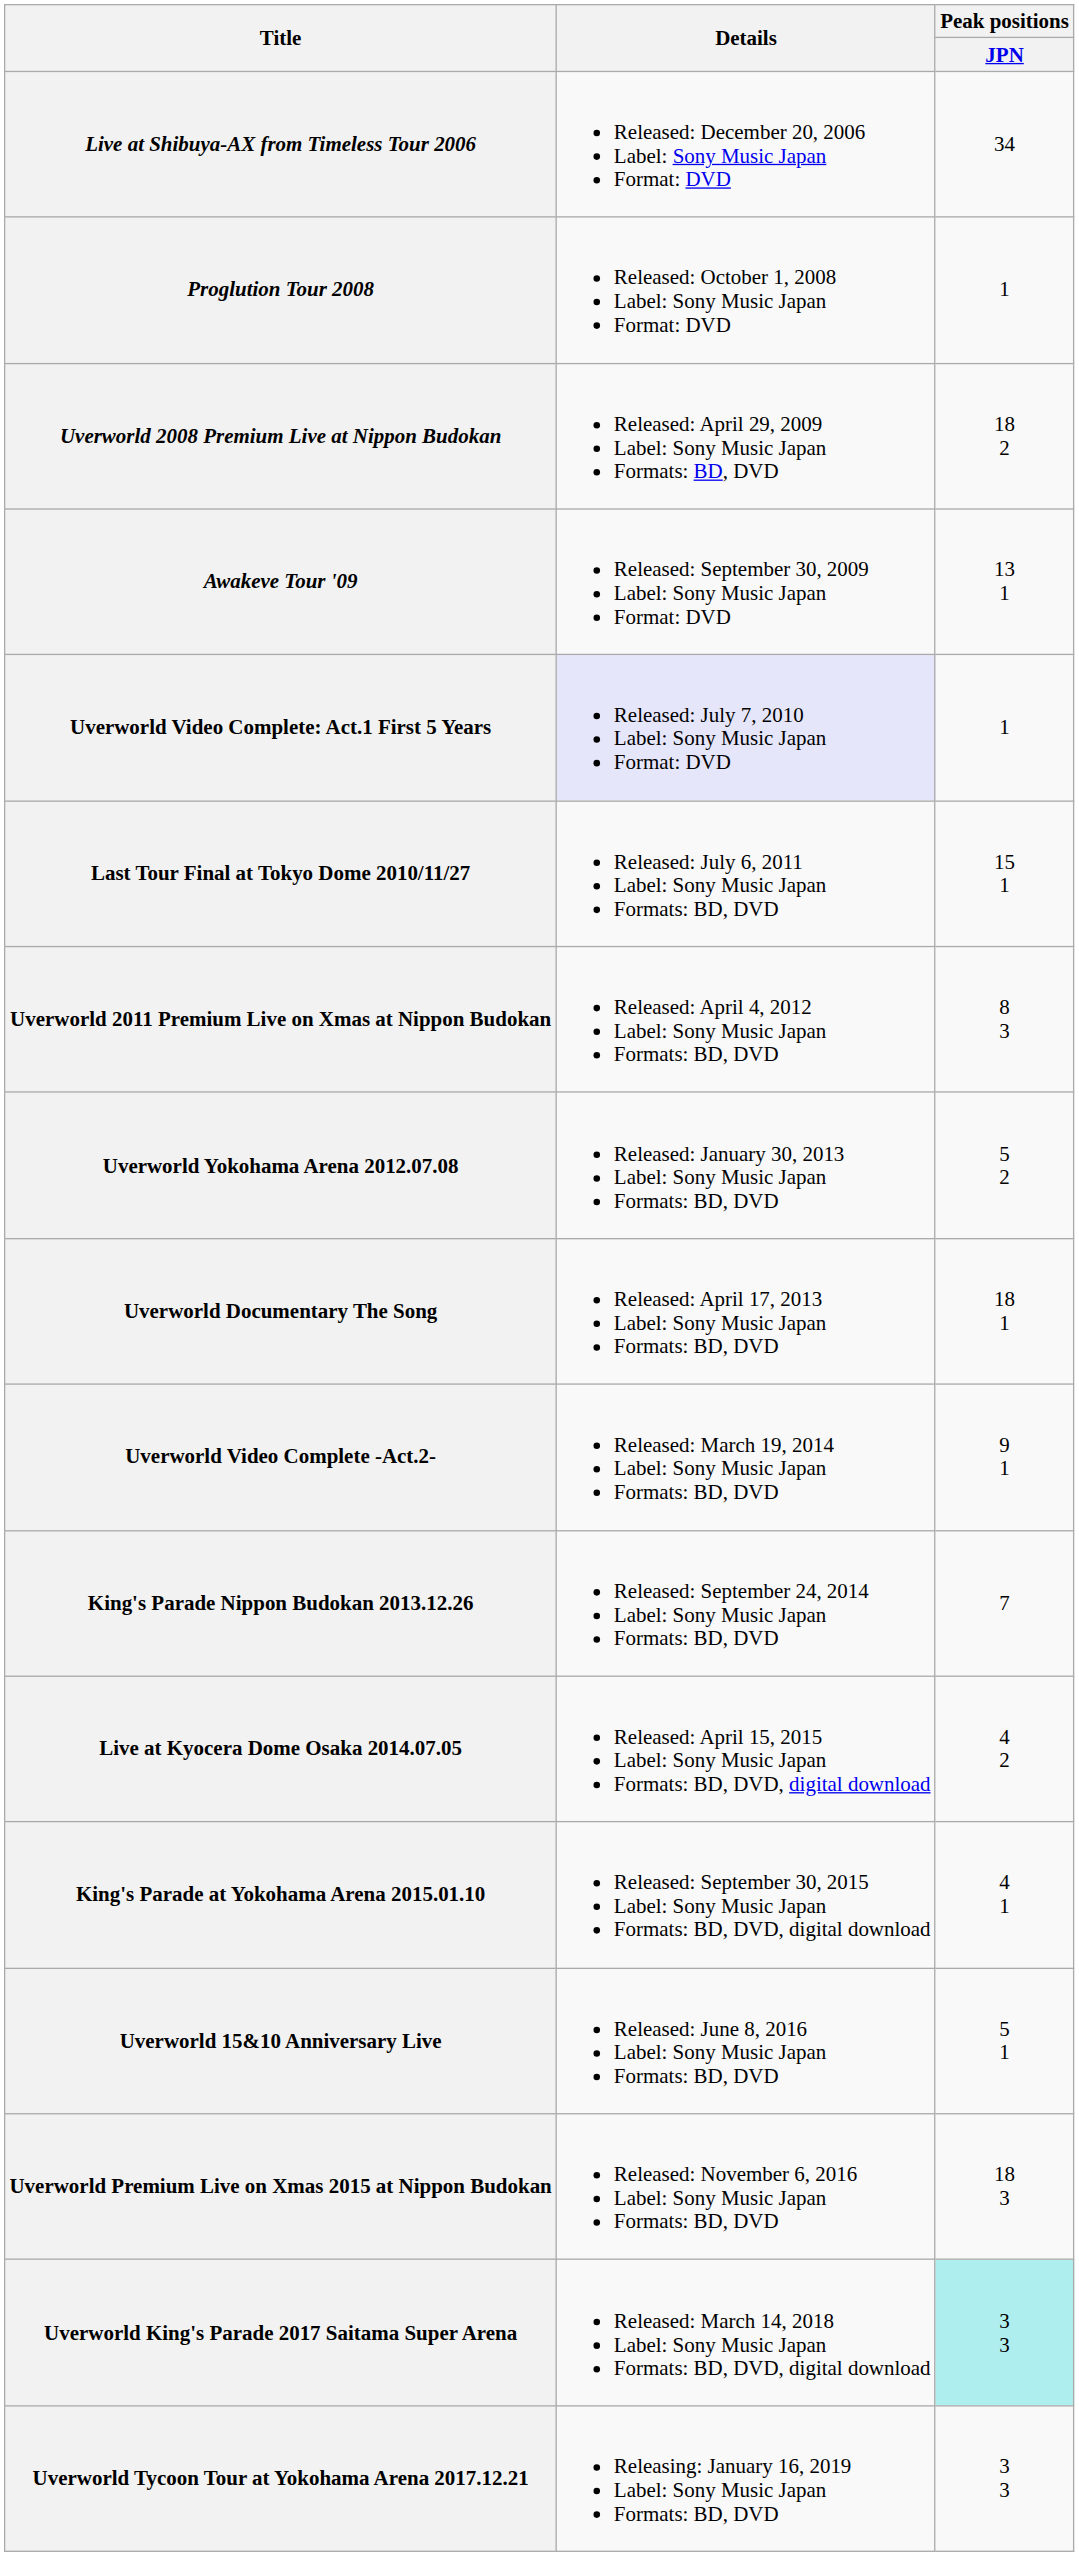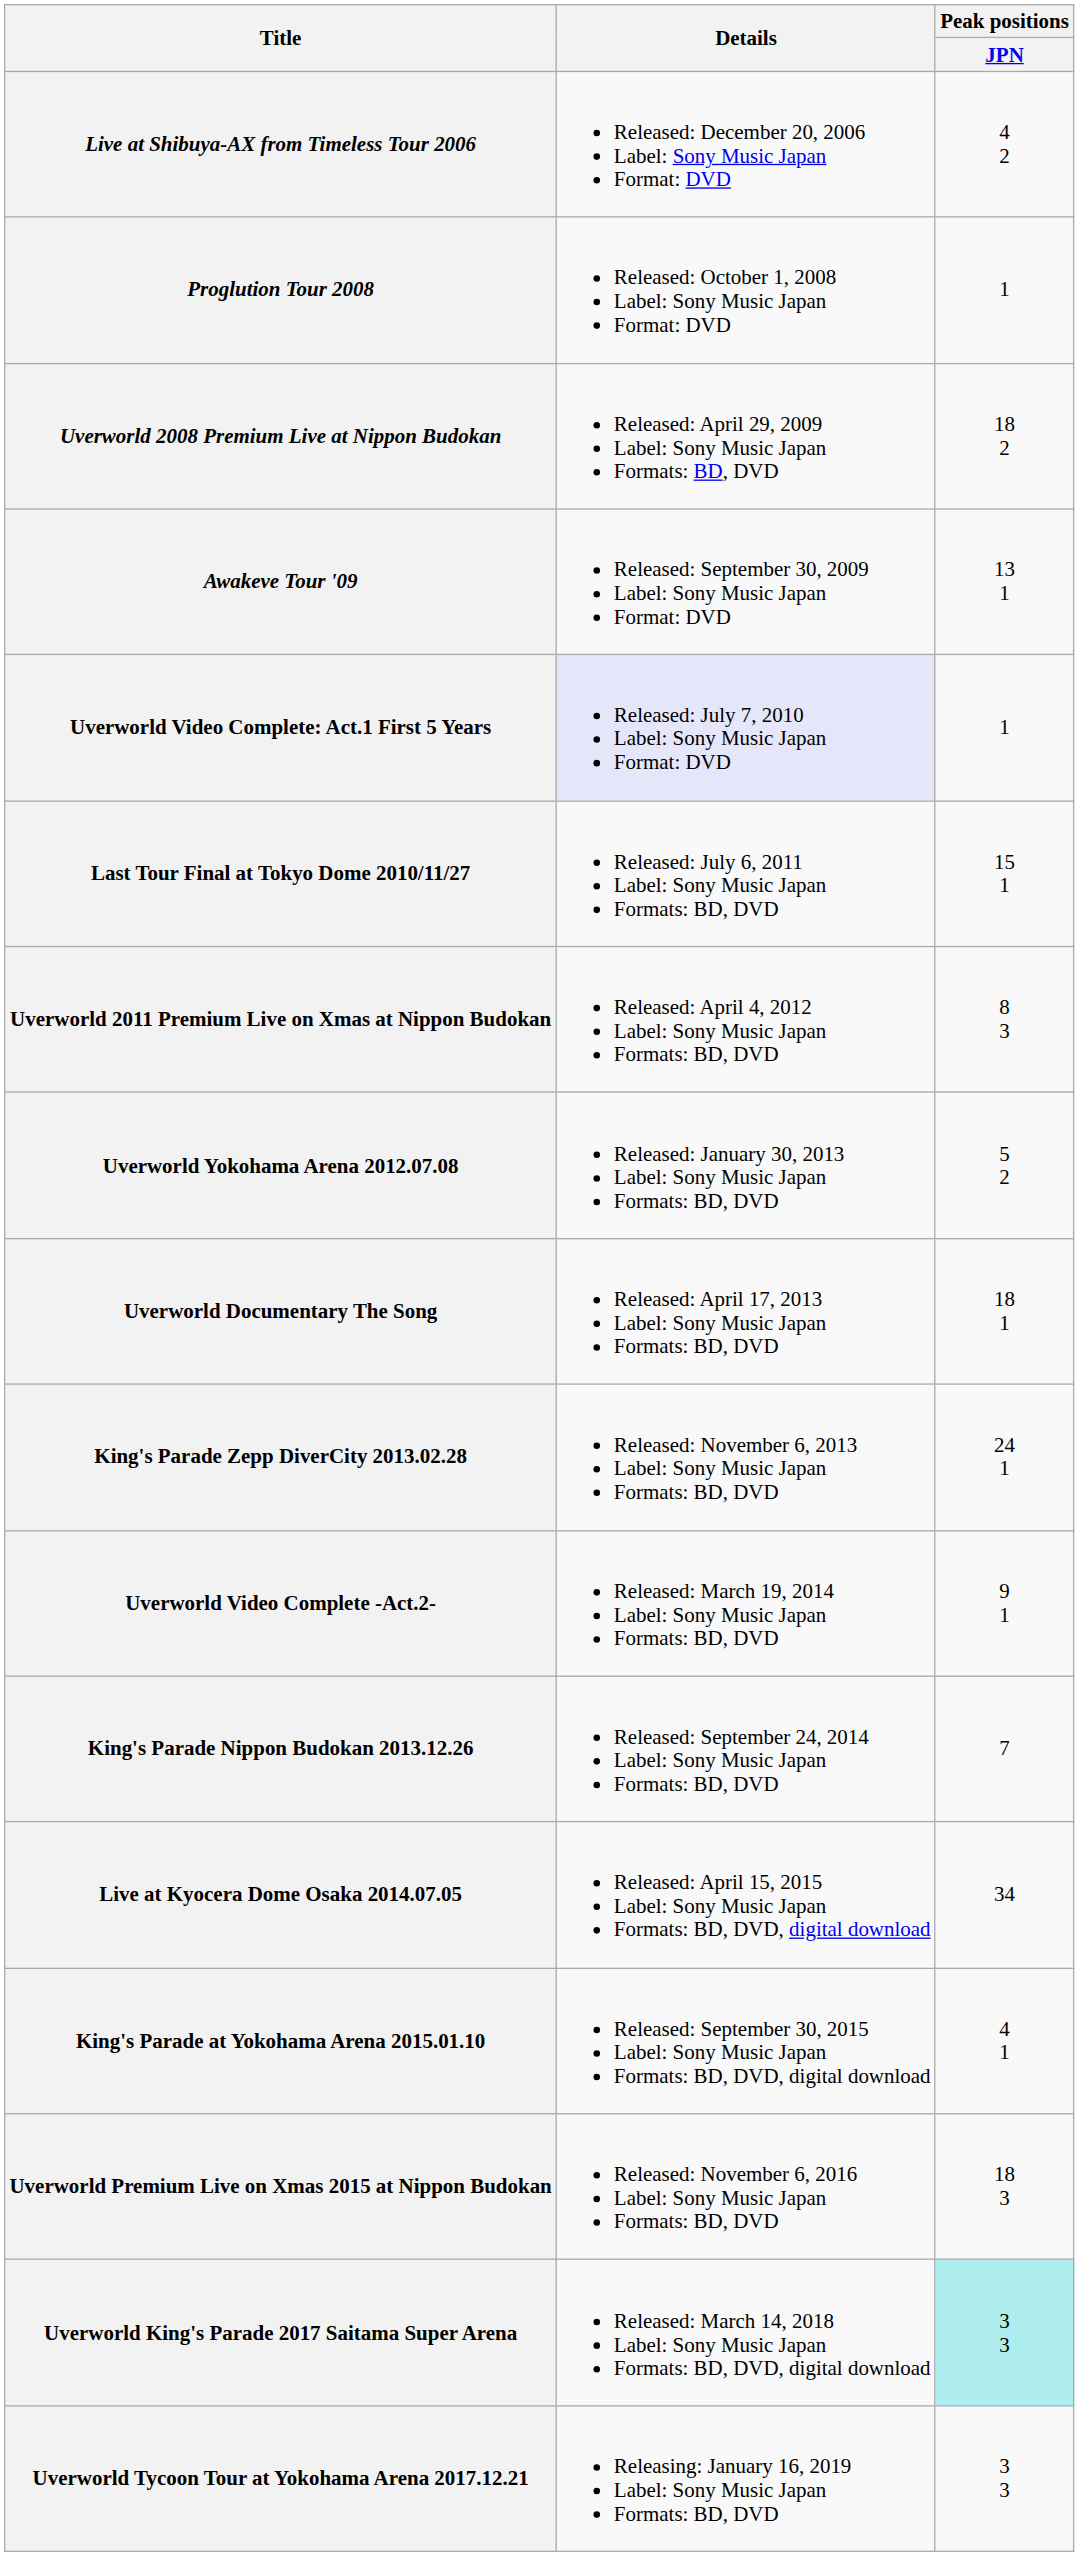(1005, 143) 34 -> (1005, 143) 4 2
+ row: (281, 1457)
(1005, 1748) 4 2 -> (1005, 1894) 34
- row: (281, 2040)
